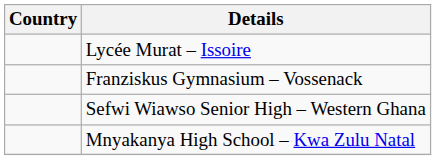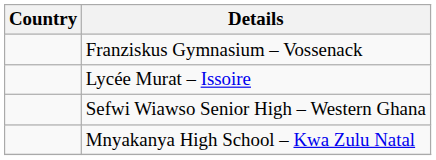rows swapped: (168, 49) <-> (224, 79)
